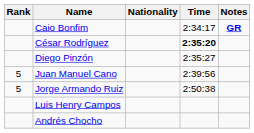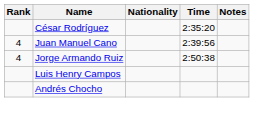- row: (62, 27)
(199, 43) bold -> (199, 27) normal
- row: (64, 58)
(18, 74) 5 -> (18, 43) 4
(18, 89) 5 -> (18, 58) 4
